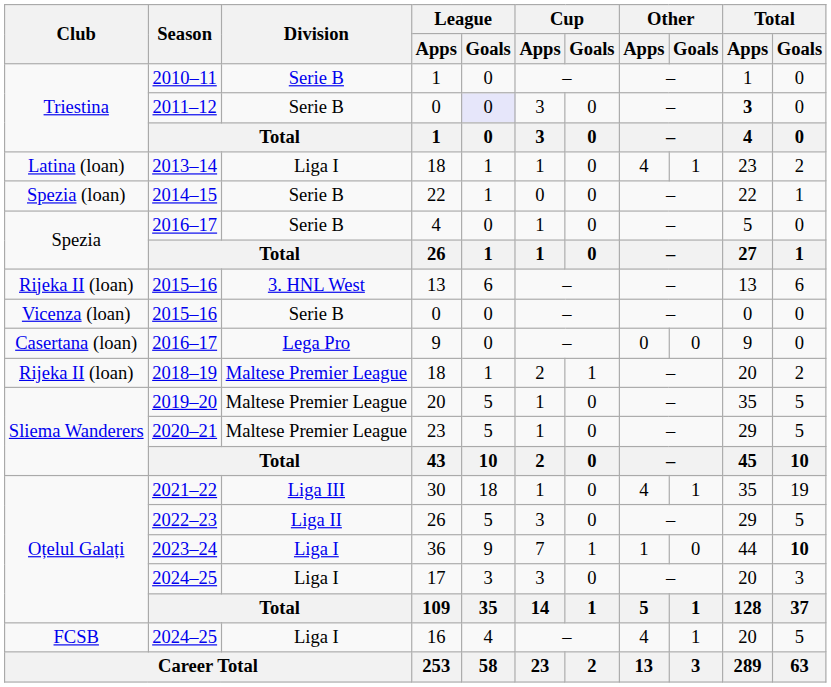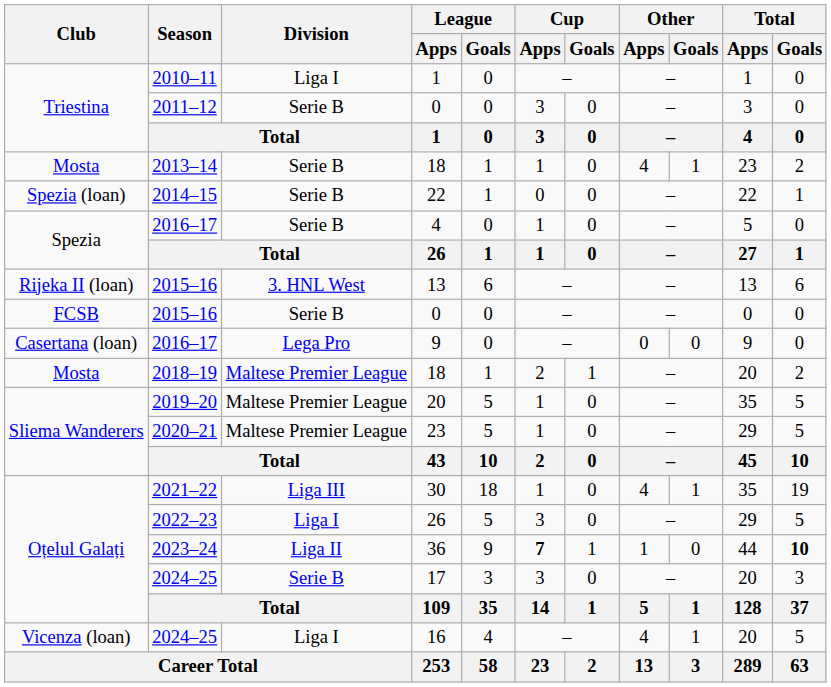(316, 78) Serie B -> (316, 78) Liga I
(488, 107) lavender background -> (488, 107) no background
(748, 107) bold -> (748, 107) normal
(76, 166) Latina (loan) -> (76, 166) Mosta
(316, 166) Liga I -> (316, 166) Serie B
(76, 313) Vicenza (loan) -> (76, 313) FCSB
(76, 372) Rijeka II (loan) -> (76, 372) Mosta
(316, 519) Liga II -> (316, 519) Liga I
(316, 549) Liga I -> (316, 549) Liga II
(540, 549) normal -> (540, 549) bold
(316, 578) Liga I -> (316, 578) Serie B
(76, 637) FCSB -> (76, 637) Vicenza (loan)
